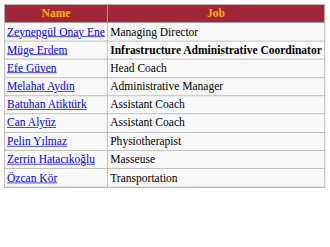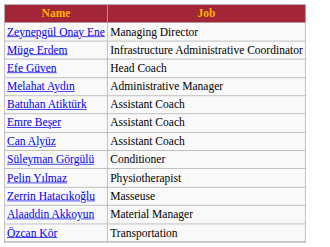(216, 50) bold -> (207, 50) normal
+ row: (34, 123)
+ row: (51, 159)
+ row: (51, 214)
